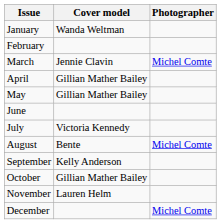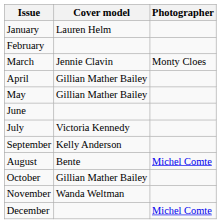(90, 29) Wanda Weltman -> (84, 29) Lauren Helm
(182, 62) Michel Comte -> (179, 62) Monty Cloes
rows swapped: (22, 144) <-> (29, 161)
(84, 194) Lauren Helm -> (90, 194) Wanda Weltman
